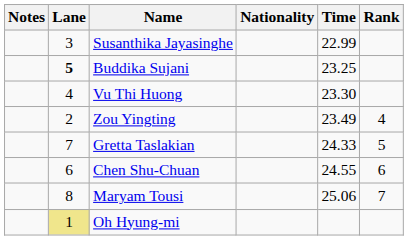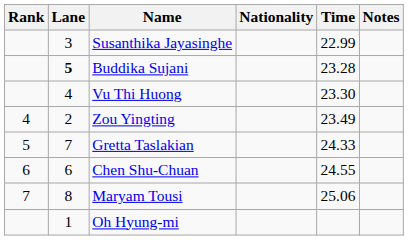columns swapped: (382, 17) <-> (27, 17)
(339, 68) 23.25 -> (338, 68) 23.28
(69, 221) khaki background -> (68, 221) no background
